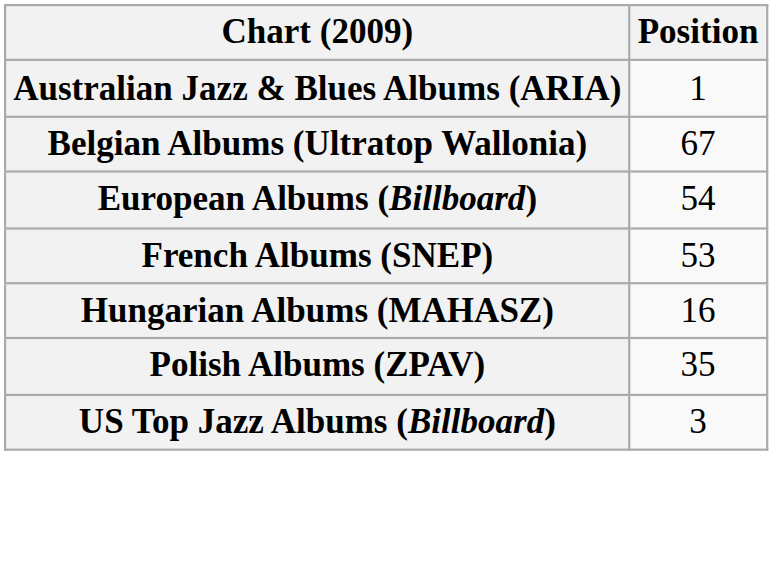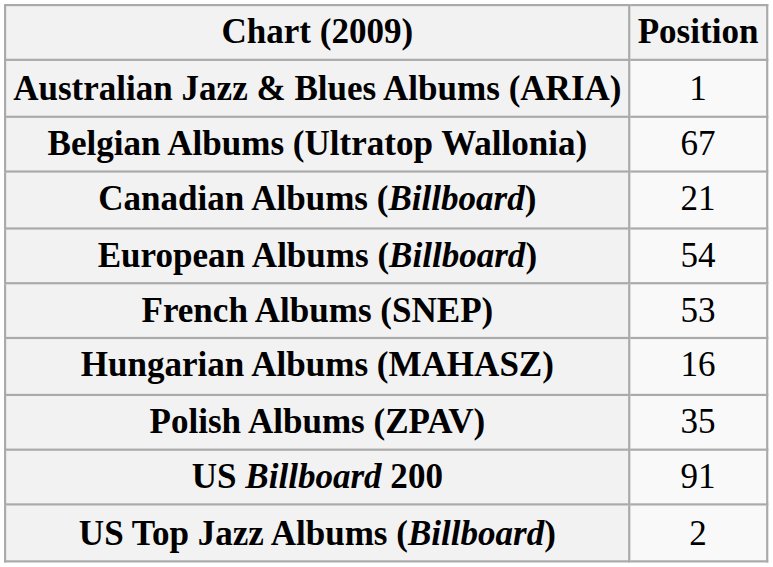+ row: (317, 198)
+ row: (317, 476)
(698, 421) 3 -> (698, 532) 2
